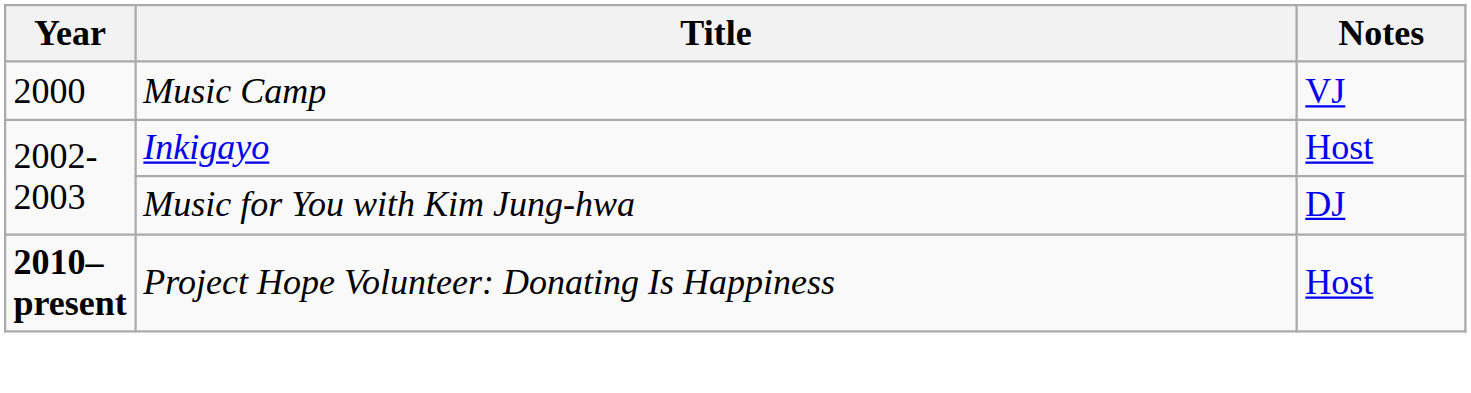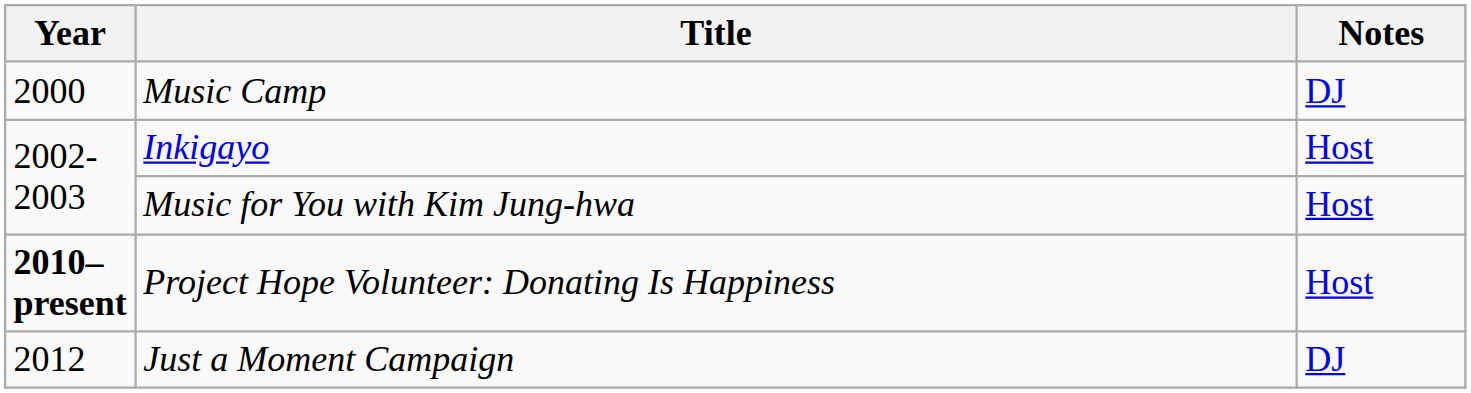(1325, 90) VJ -> (1325, 90) DJ
(1325, 204) DJ -> (1339, 204) Host
+ row: (329, 359)
